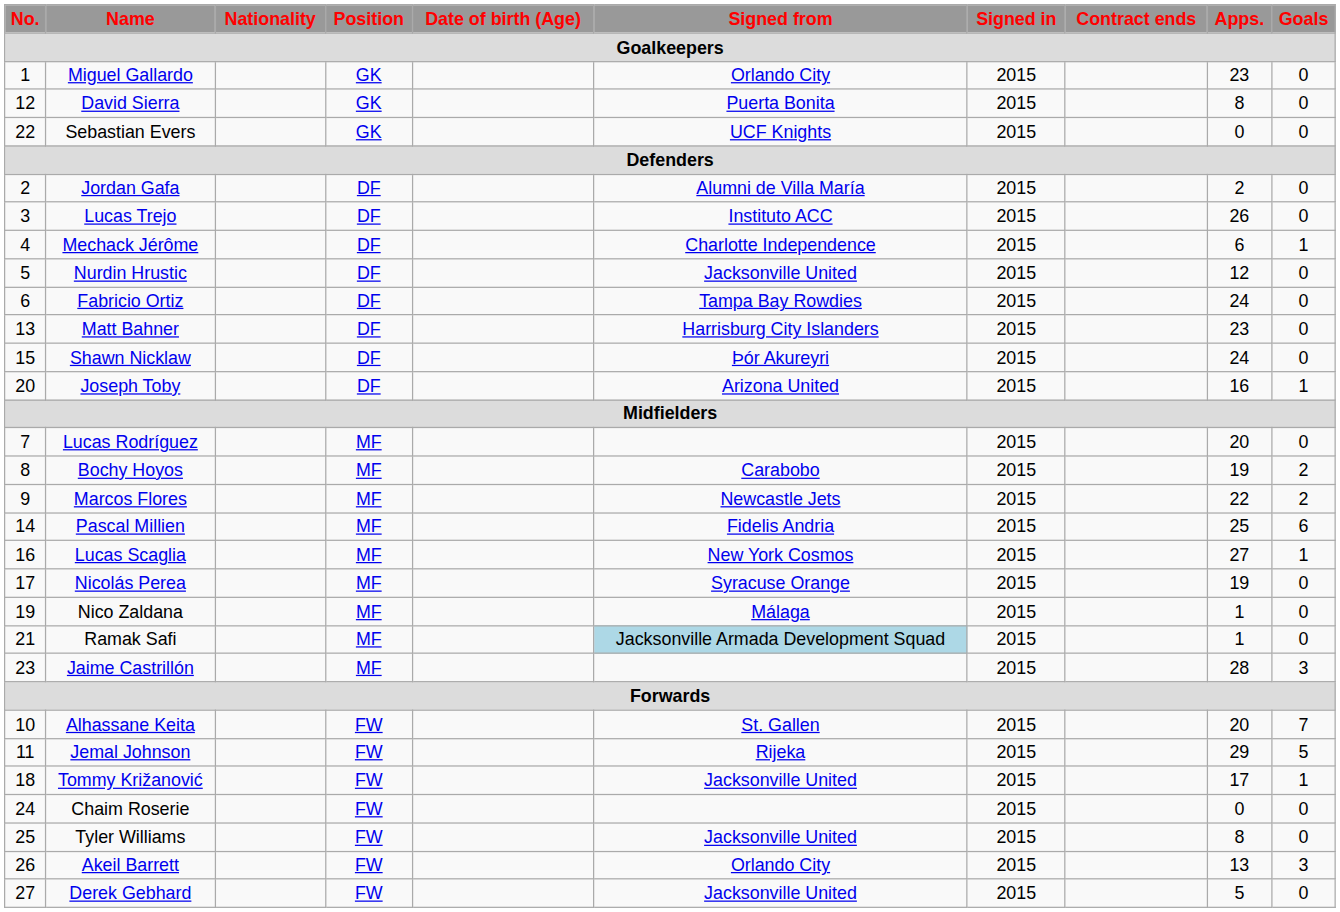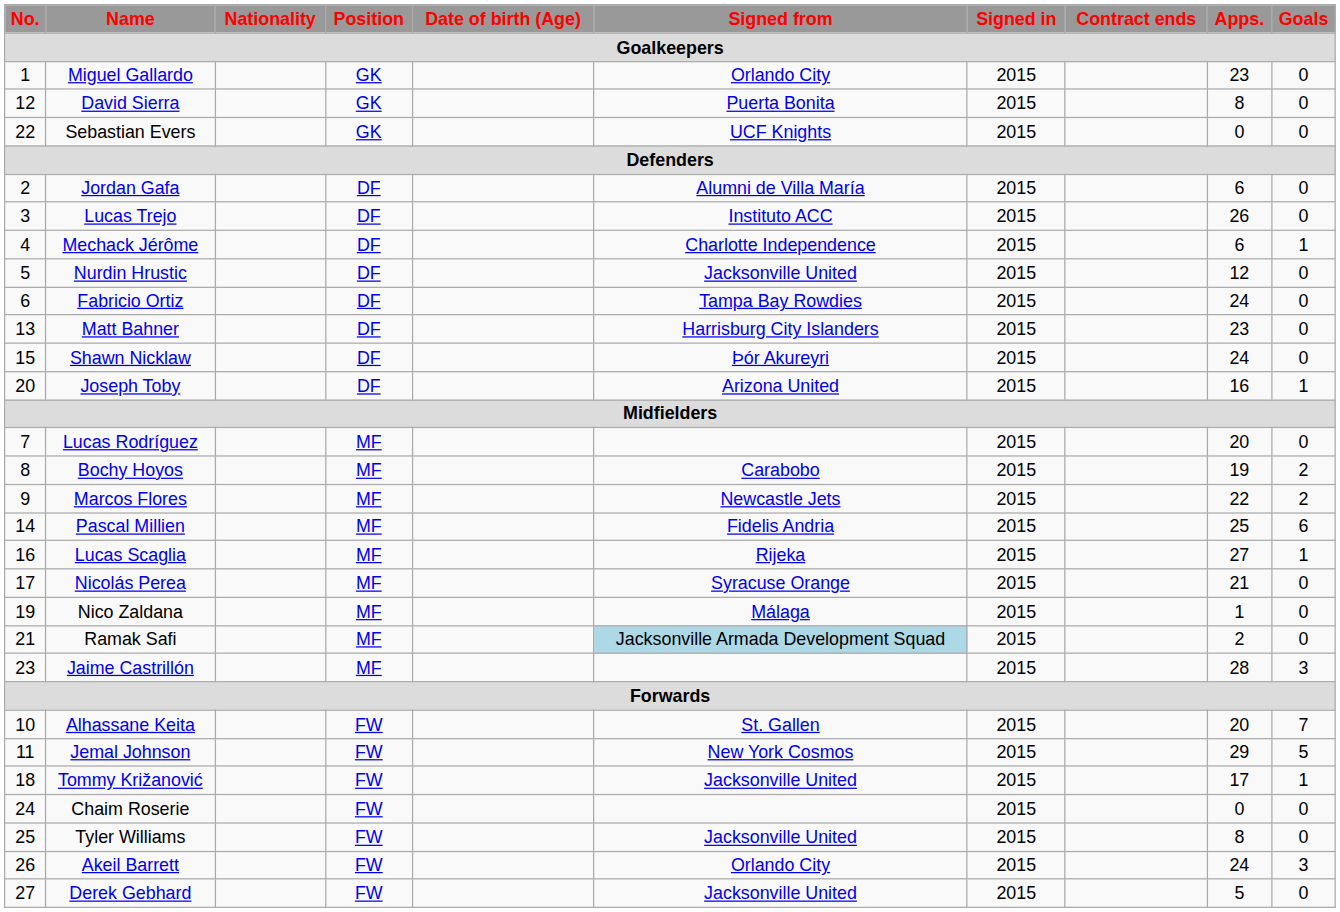(1239, 188) 2 -> (1239, 188) 6
(781, 555) New York Cosmos -> (780, 555) Rijeka
(1239, 583) 19 -> (1239, 583) 21
(1239, 640) 1 -> (1239, 640) 2
(780, 753) Rijeka -> (781, 753) New York Cosmos
(1239, 865) 13 -> (1239, 865) 24
